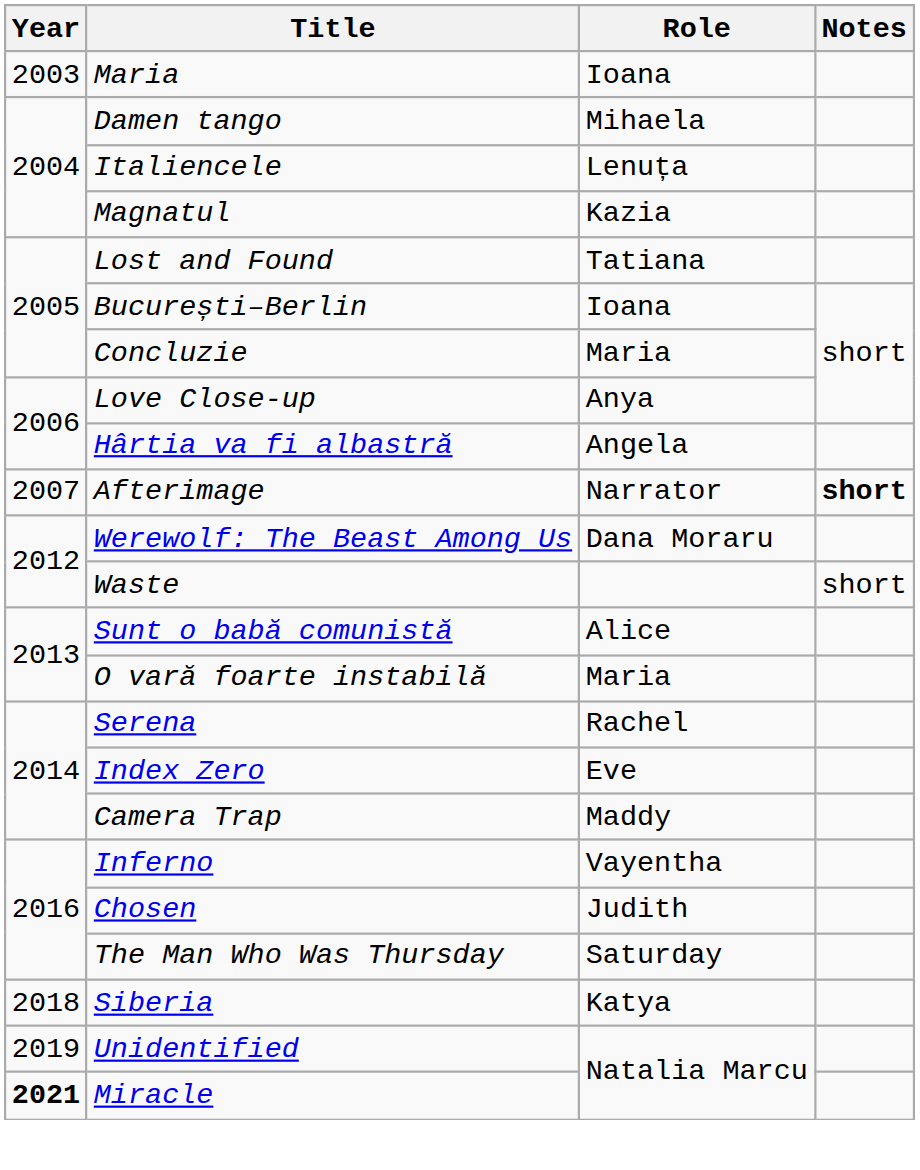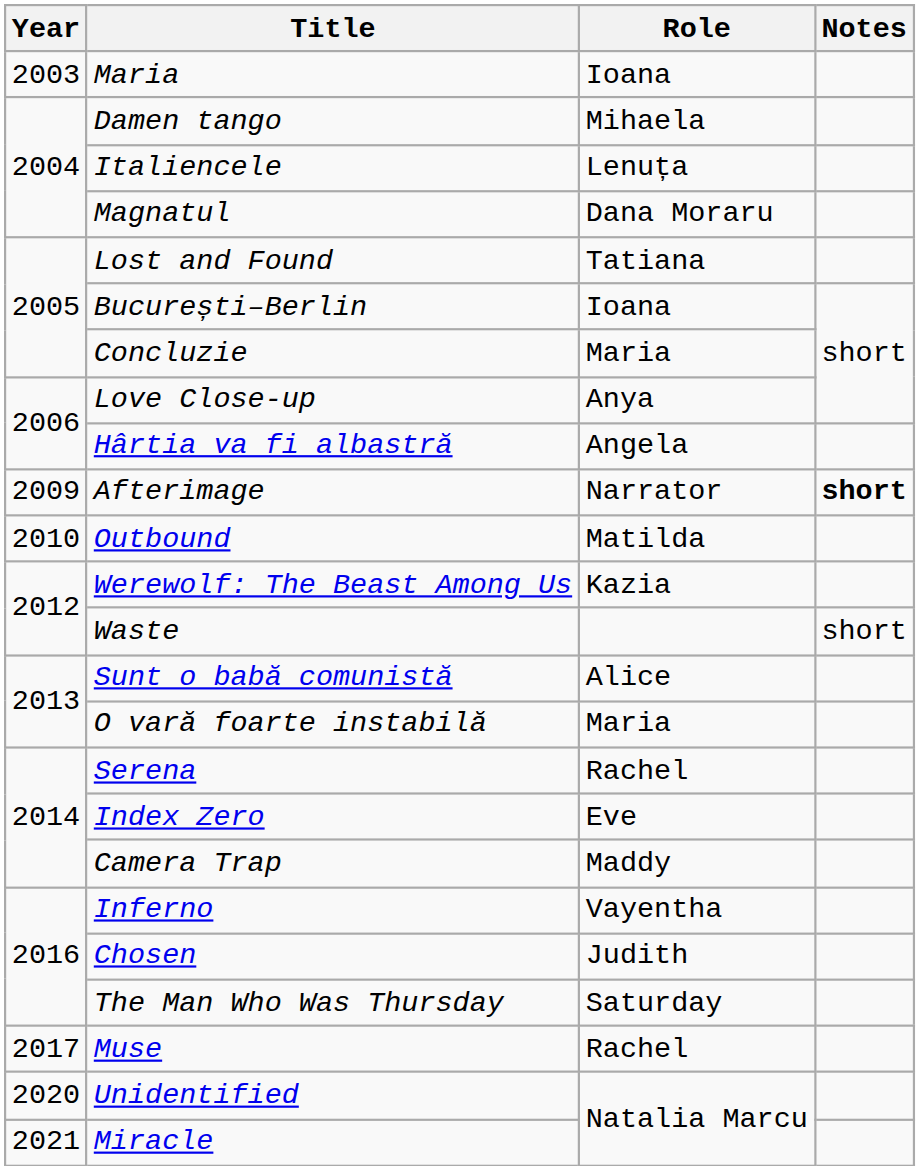(628, 214) Kazia -> (680, 214) Dana Moraru
(46, 492) 2007 -> (46, 492) 2009
+ row: (162, 539)
(680, 539) Dana Moraru -> (628, 585) Kazia
+ row: (128, 1049)
- row: (154, 1003)
(46, 1049) 2019 -> (46, 1096) 2020
(46, 1096) bold -> (46, 1142) normal
